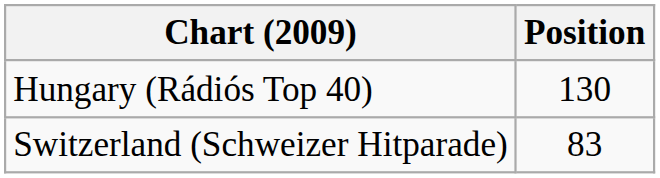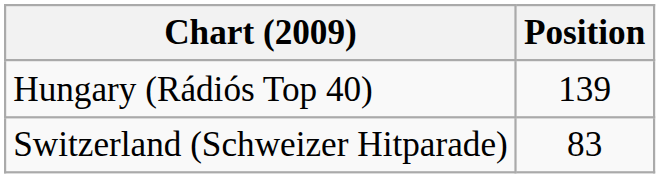(585, 88) 130 -> (585, 88) 139
